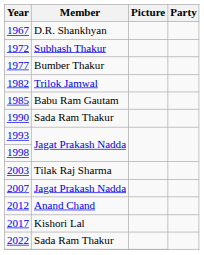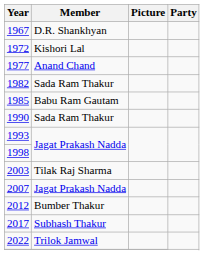(70, 48) Subhash Thakur -> (59, 48) Kishori Lal
(69, 65) Bumber Thakur -> (65, 65) Anand Chand
(66, 83) Trilok Jamwal -> (74, 83) Sada Ram Thakur
(65, 205) Anand Chand -> (69, 205) Bumber Thakur
(59, 223) Kishori Lal -> (70, 223) Subhash Thakur
(74, 240) Sada Ram Thakur -> (66, 240) Trilok Jamwal
